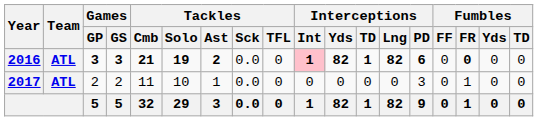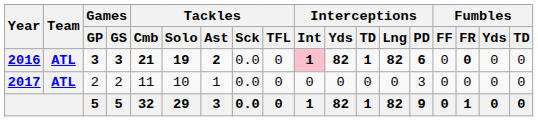(467, 82) 1 -> (467, 82) 0
